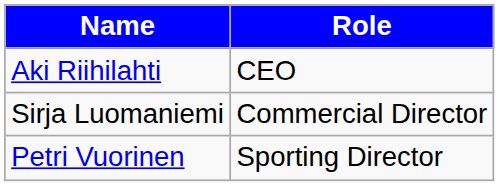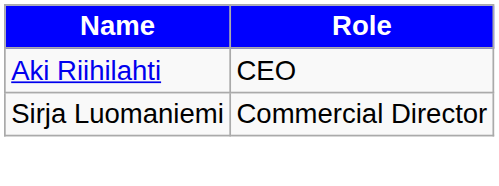- row: (98, 157)
